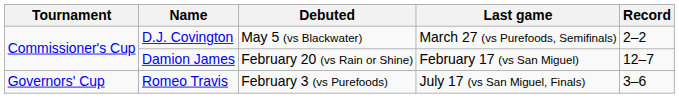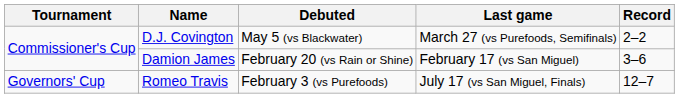(639, 59) 12–7 -> (635, 59) 3–6
(635, 81) 3–6 -> (639, 81) 12–7
